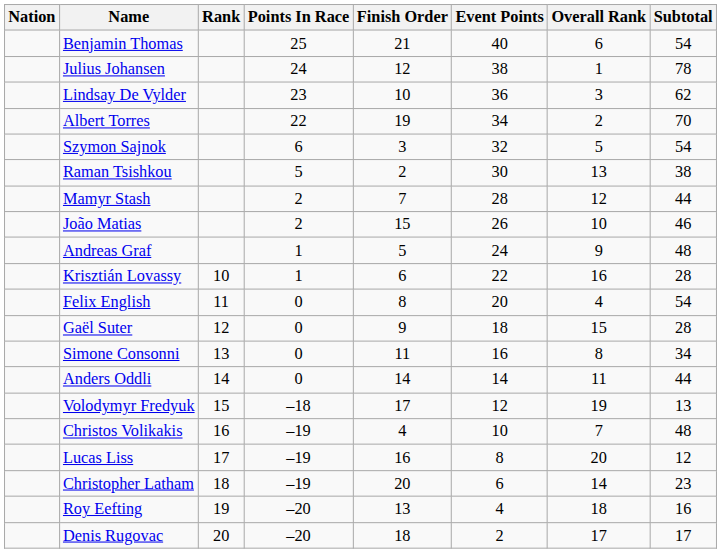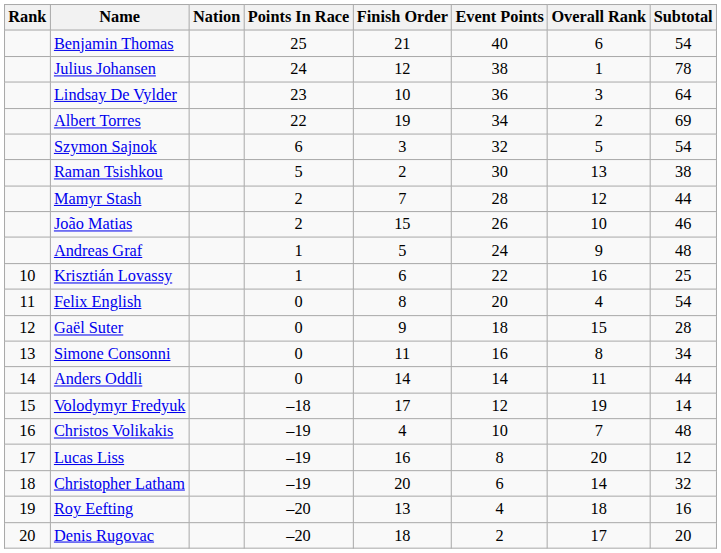columns swapped: (221, 17) <-> (32, 17)
(683, 95) 62 -> (683, 95) 64
(683, 120) 70 -> (683, 120) 69
(683, 276) 28 -> (683, 276) 25
(683, 405) 13 -> (683, 405) 14
(683, 483) 23 -> (683, 483) 32
(683, 535) 17 -> (683, 535) 20
